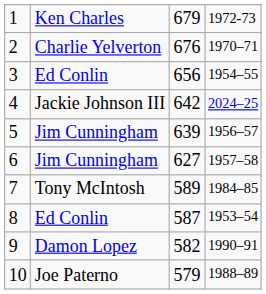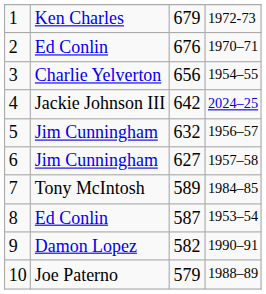(98, 47) Charlie Yelverton -> (71, 47) Ed Conlin
(71, 75) Ed Conlin -> (98, 75) Charlie Yelverton
(187, 132) 639 -> (187, 132) 632
